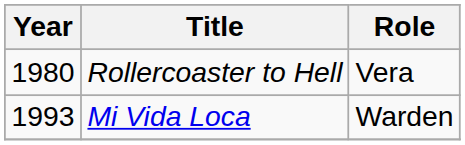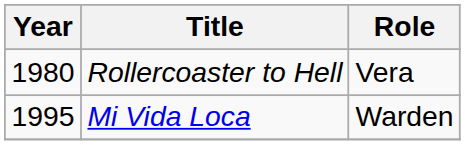(43, 116) 1993 -> (43, 116) 1995
